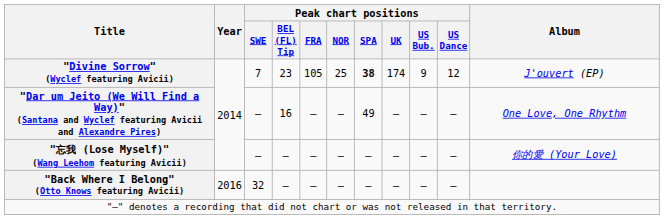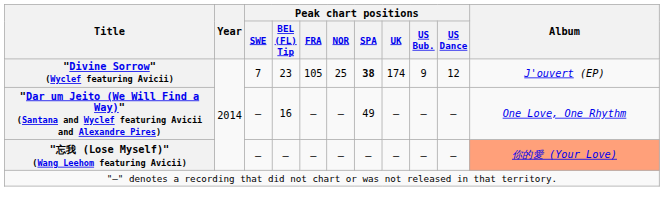(564, 155) no background -> (564, 155) lightsalmon background
- row: (110, 185)
